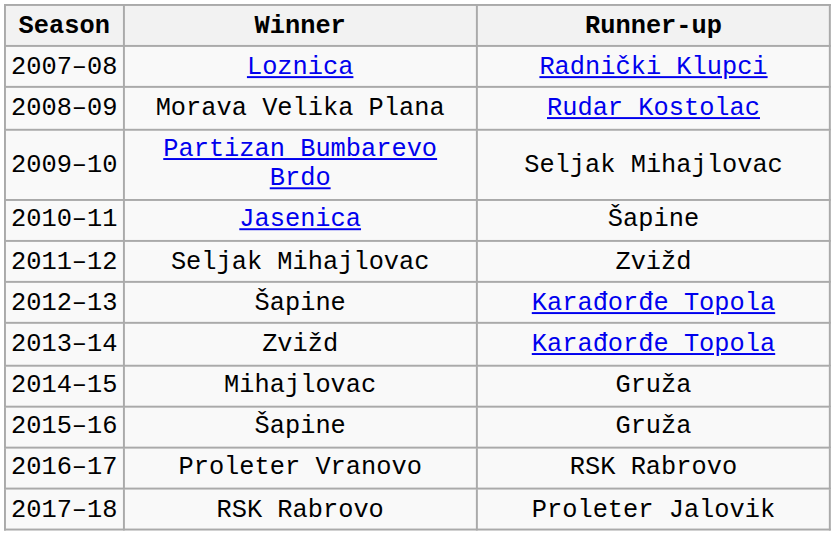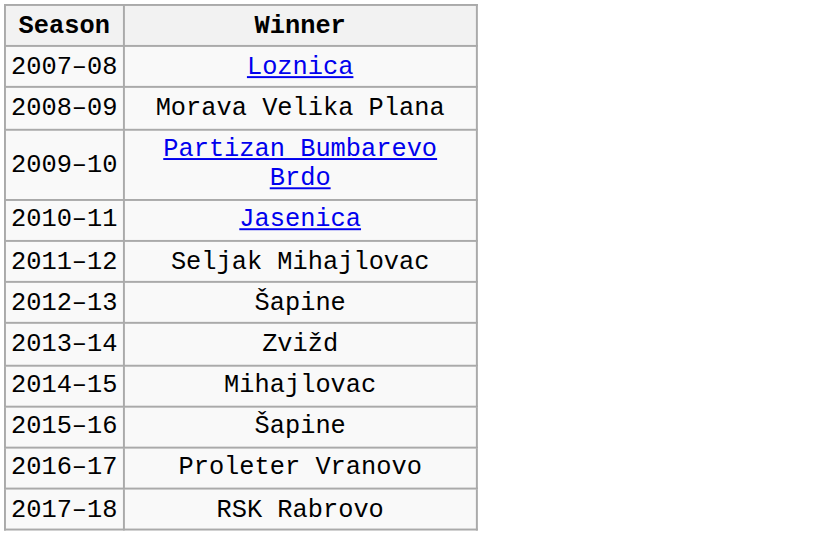- column: (654, 26)
